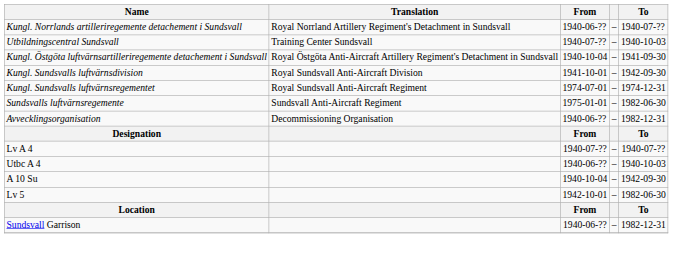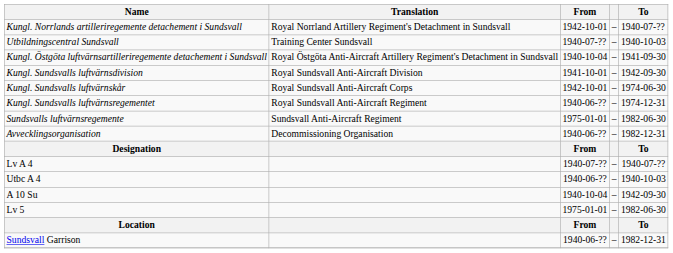(584, 27) 1940-06-?? -> (585, 27) 1942-10-01
+ row: (66, 88)
(585, 88) 1974-07-01 -> (584, 103) 1940-06-??
(585, 194) 1942-10-01 -> (585, 210) 1975-01-01
